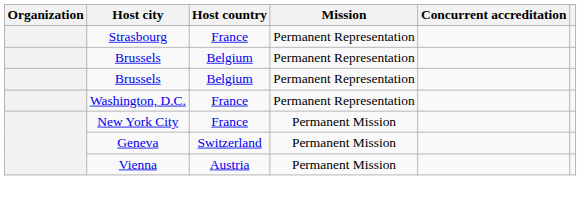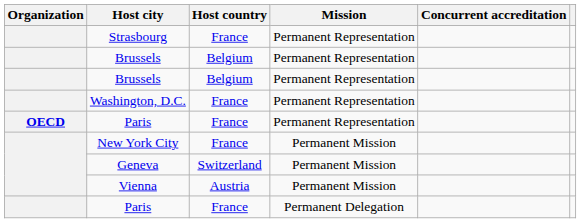+ row: (138, 121)
+ row: (138, 206)
